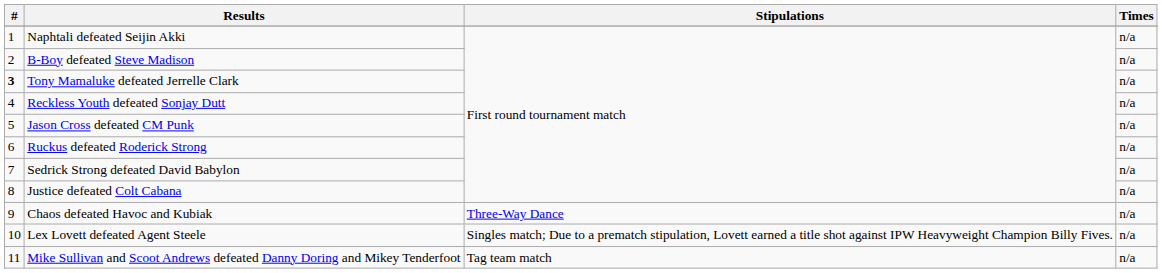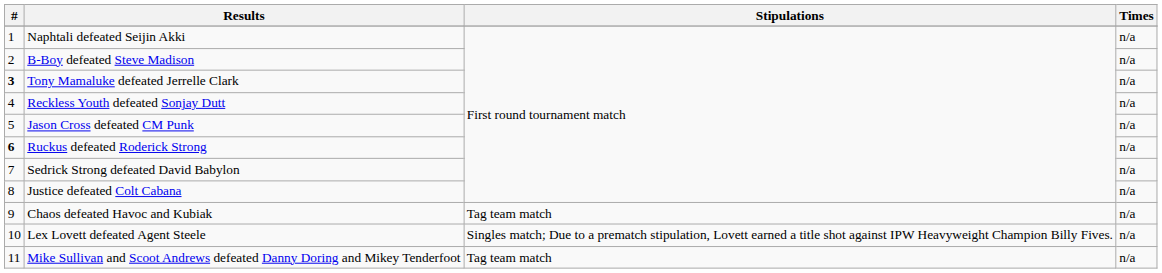(11, 147) normal -> (11, 147) bold
(515, 212) Three-Way Dance -> (509, 212) Tag team match
